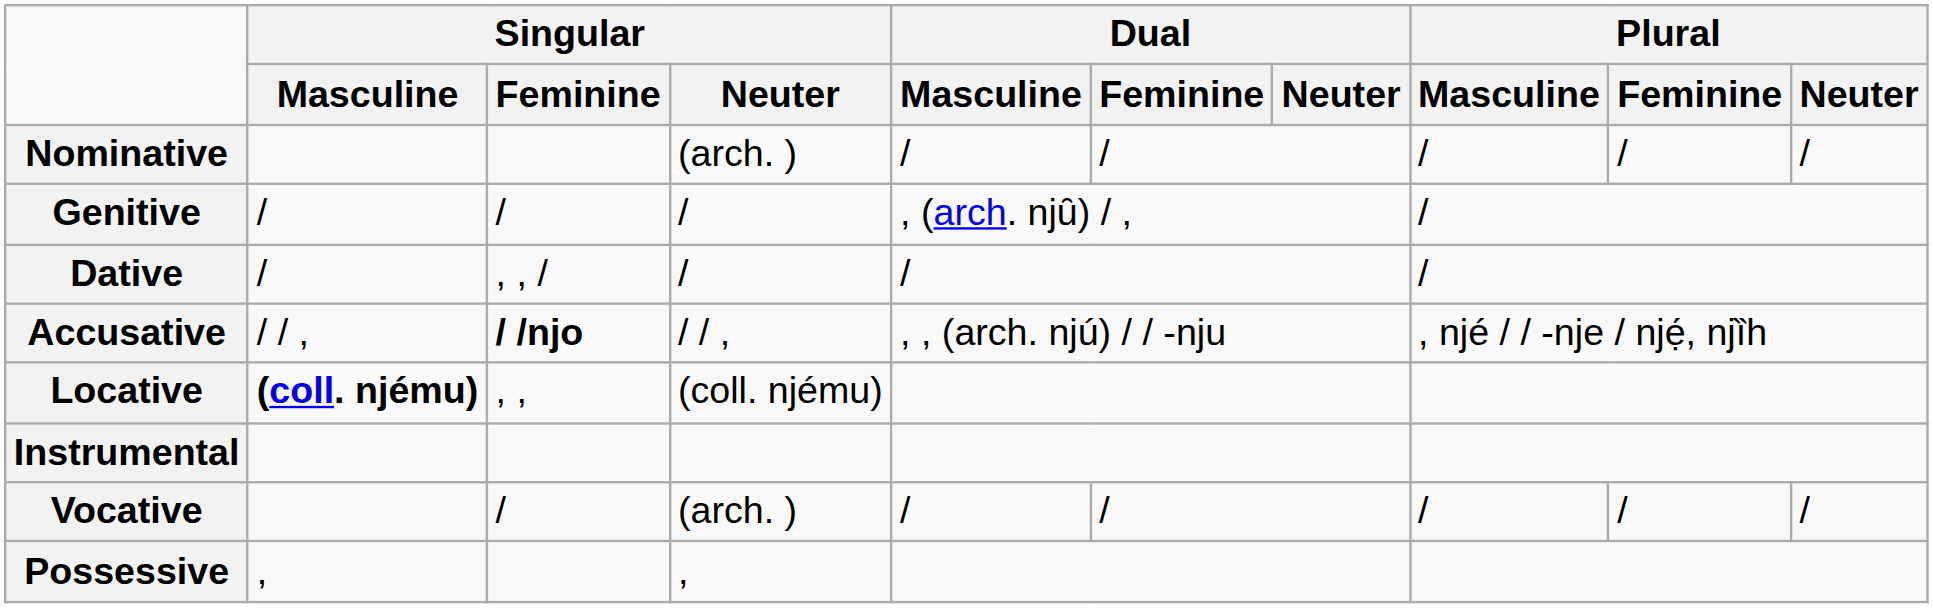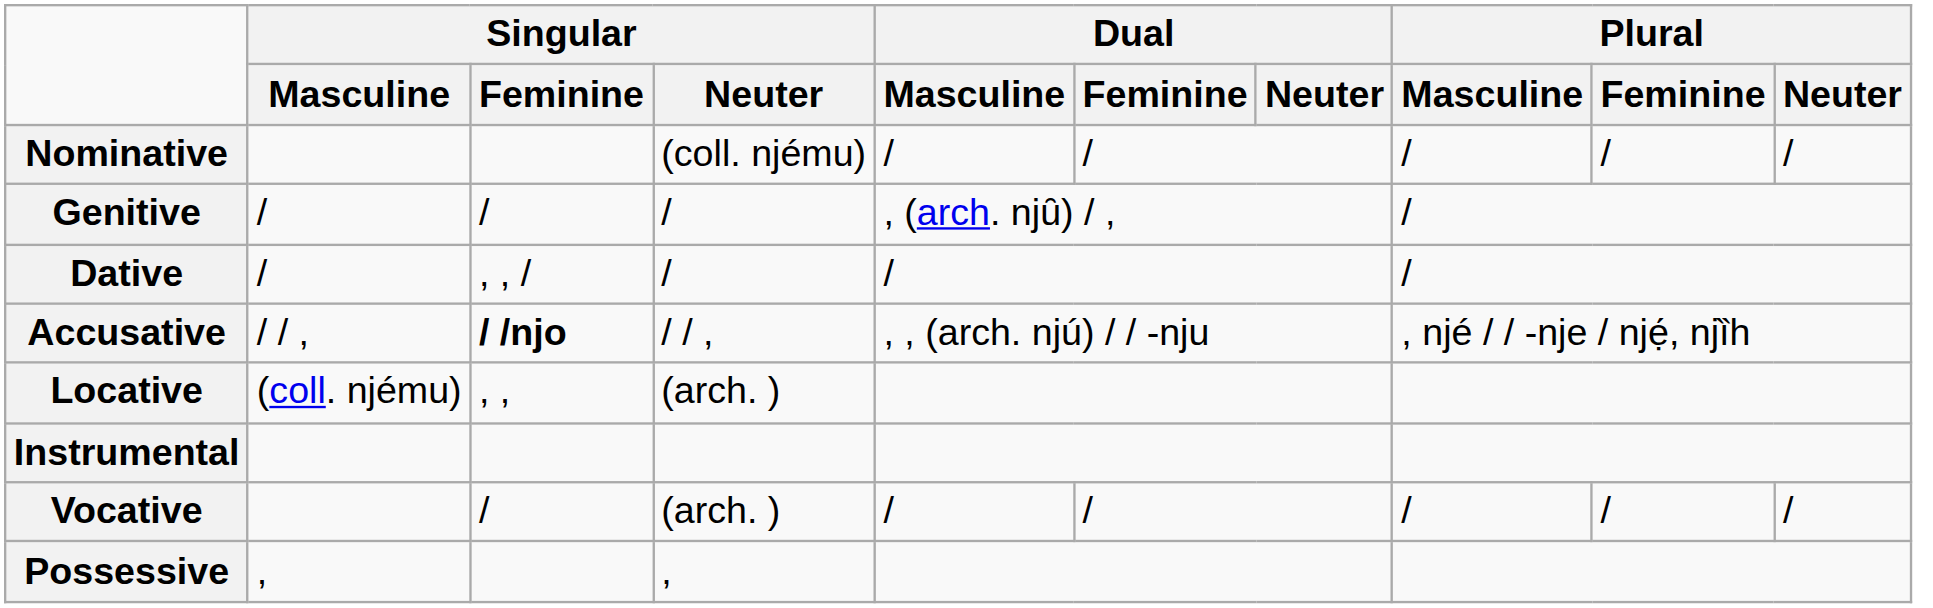(738, 153) (arch. ) -> (764, 153) (coll. njému)
(368, 392) bold -> (359, 392) normal
(780, 392) (coll. njému) -> (721, 392) (arch. )
